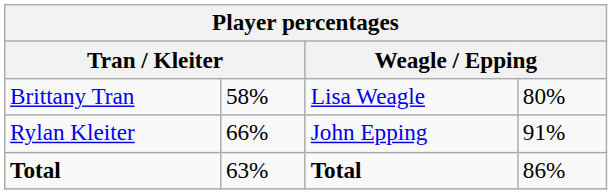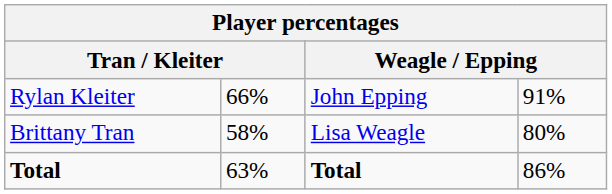rows swapped: (72, 96) <-> (72, 133)
